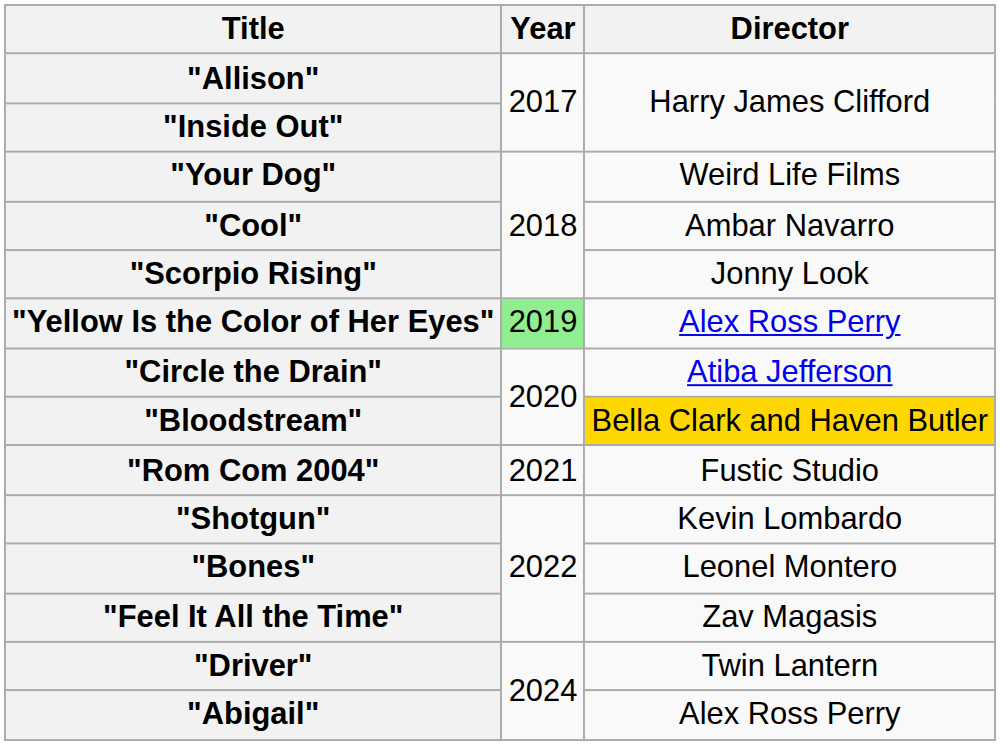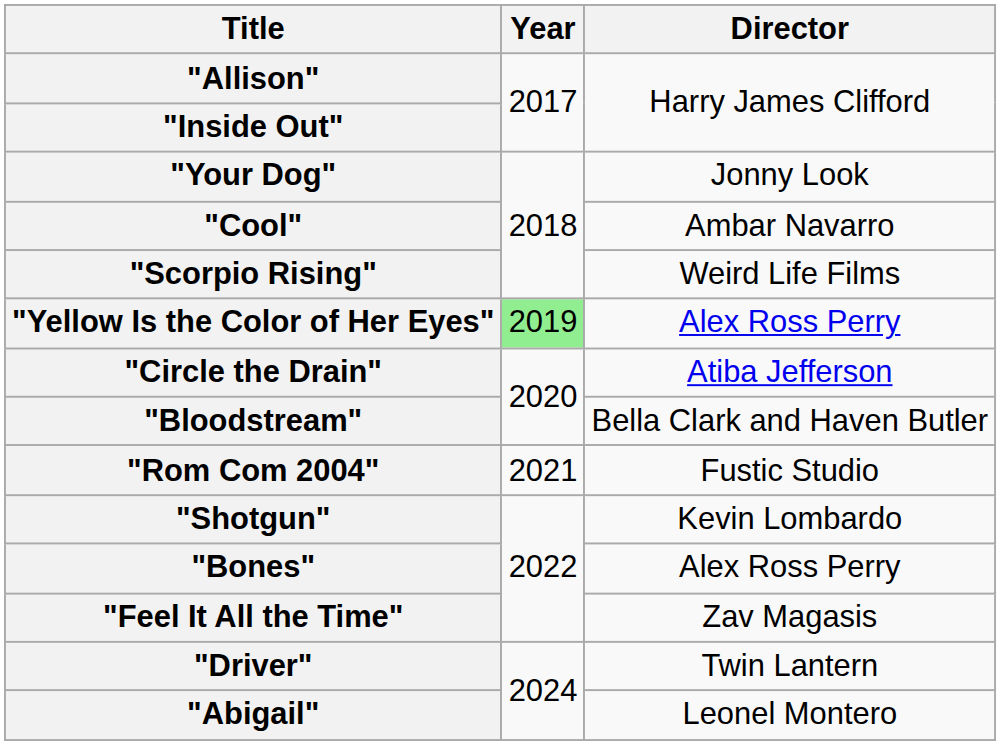(790, 175) Weird Life Films -> (790, 175) Jonny Look
(790, 273) Jonny Look -> (790, 273) Weird Life Films
(790, 420) gold background -> (790, 420) no background
(790, 567) Leonel Montero -> (790, 567) Alex Ross Perry
(790, 714) Alex Ross Perry -> (790, 714) Leonel Montero
